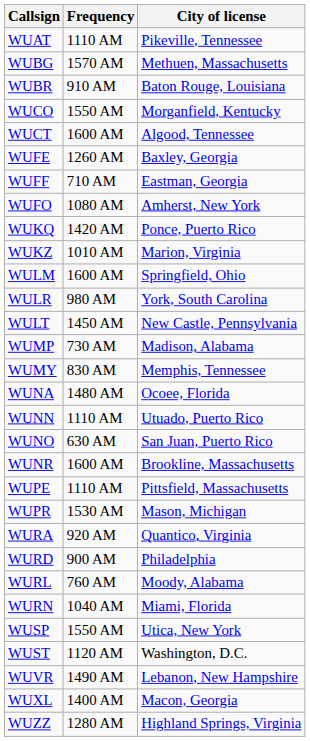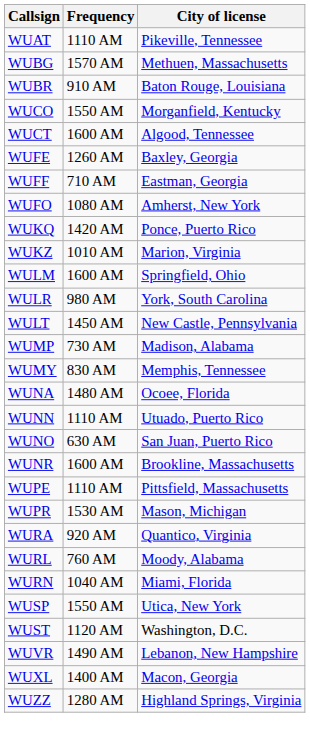- row: (31, 559)
